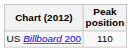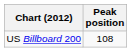(105, 39) 110 -> (105, 39) 108
